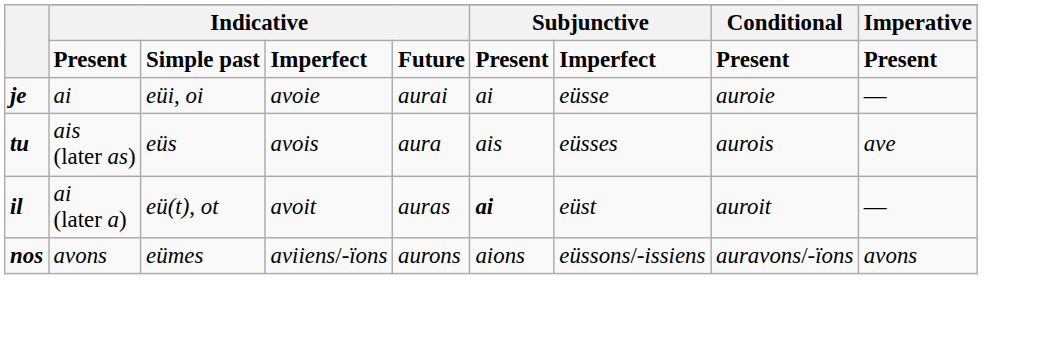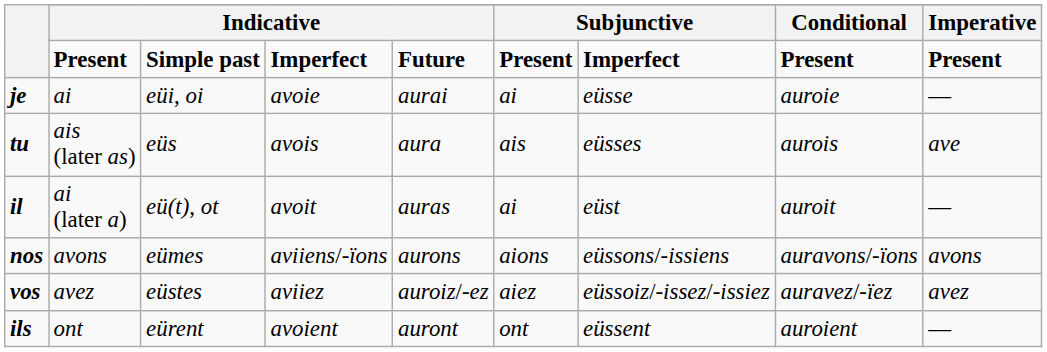(484, 206) bold -> (508, 206) normal
+ row: (25, 291)
+ row: (21, 328)
